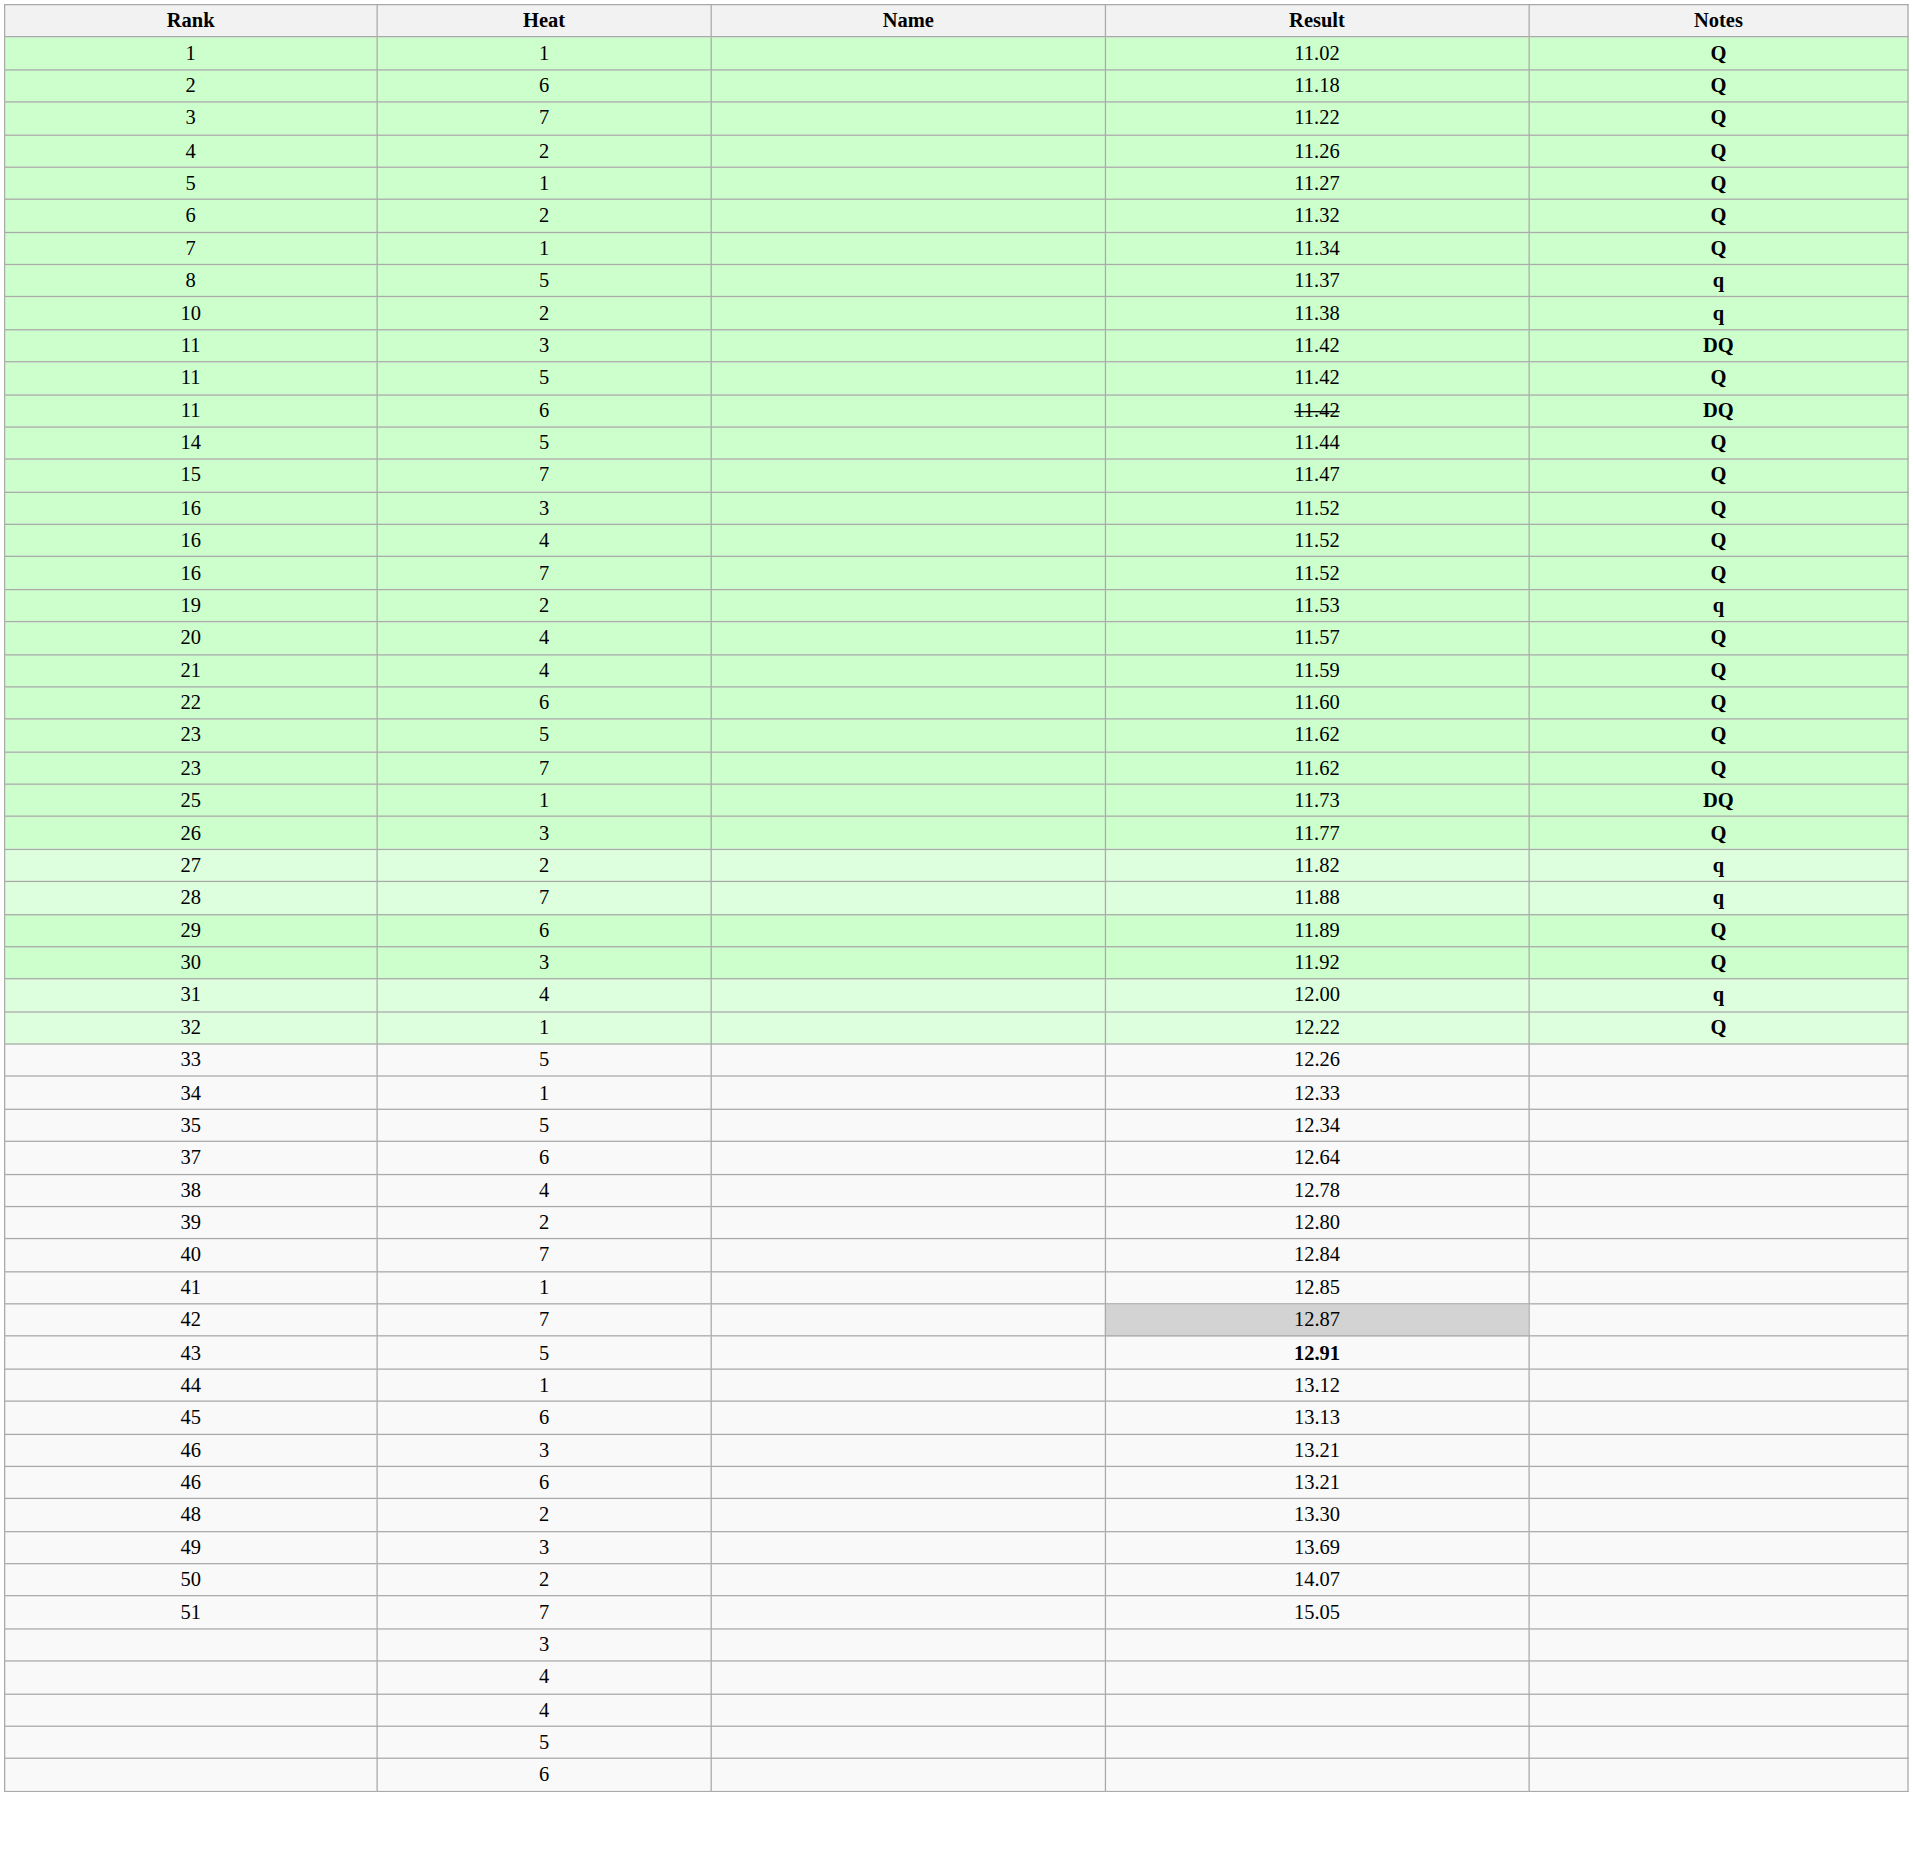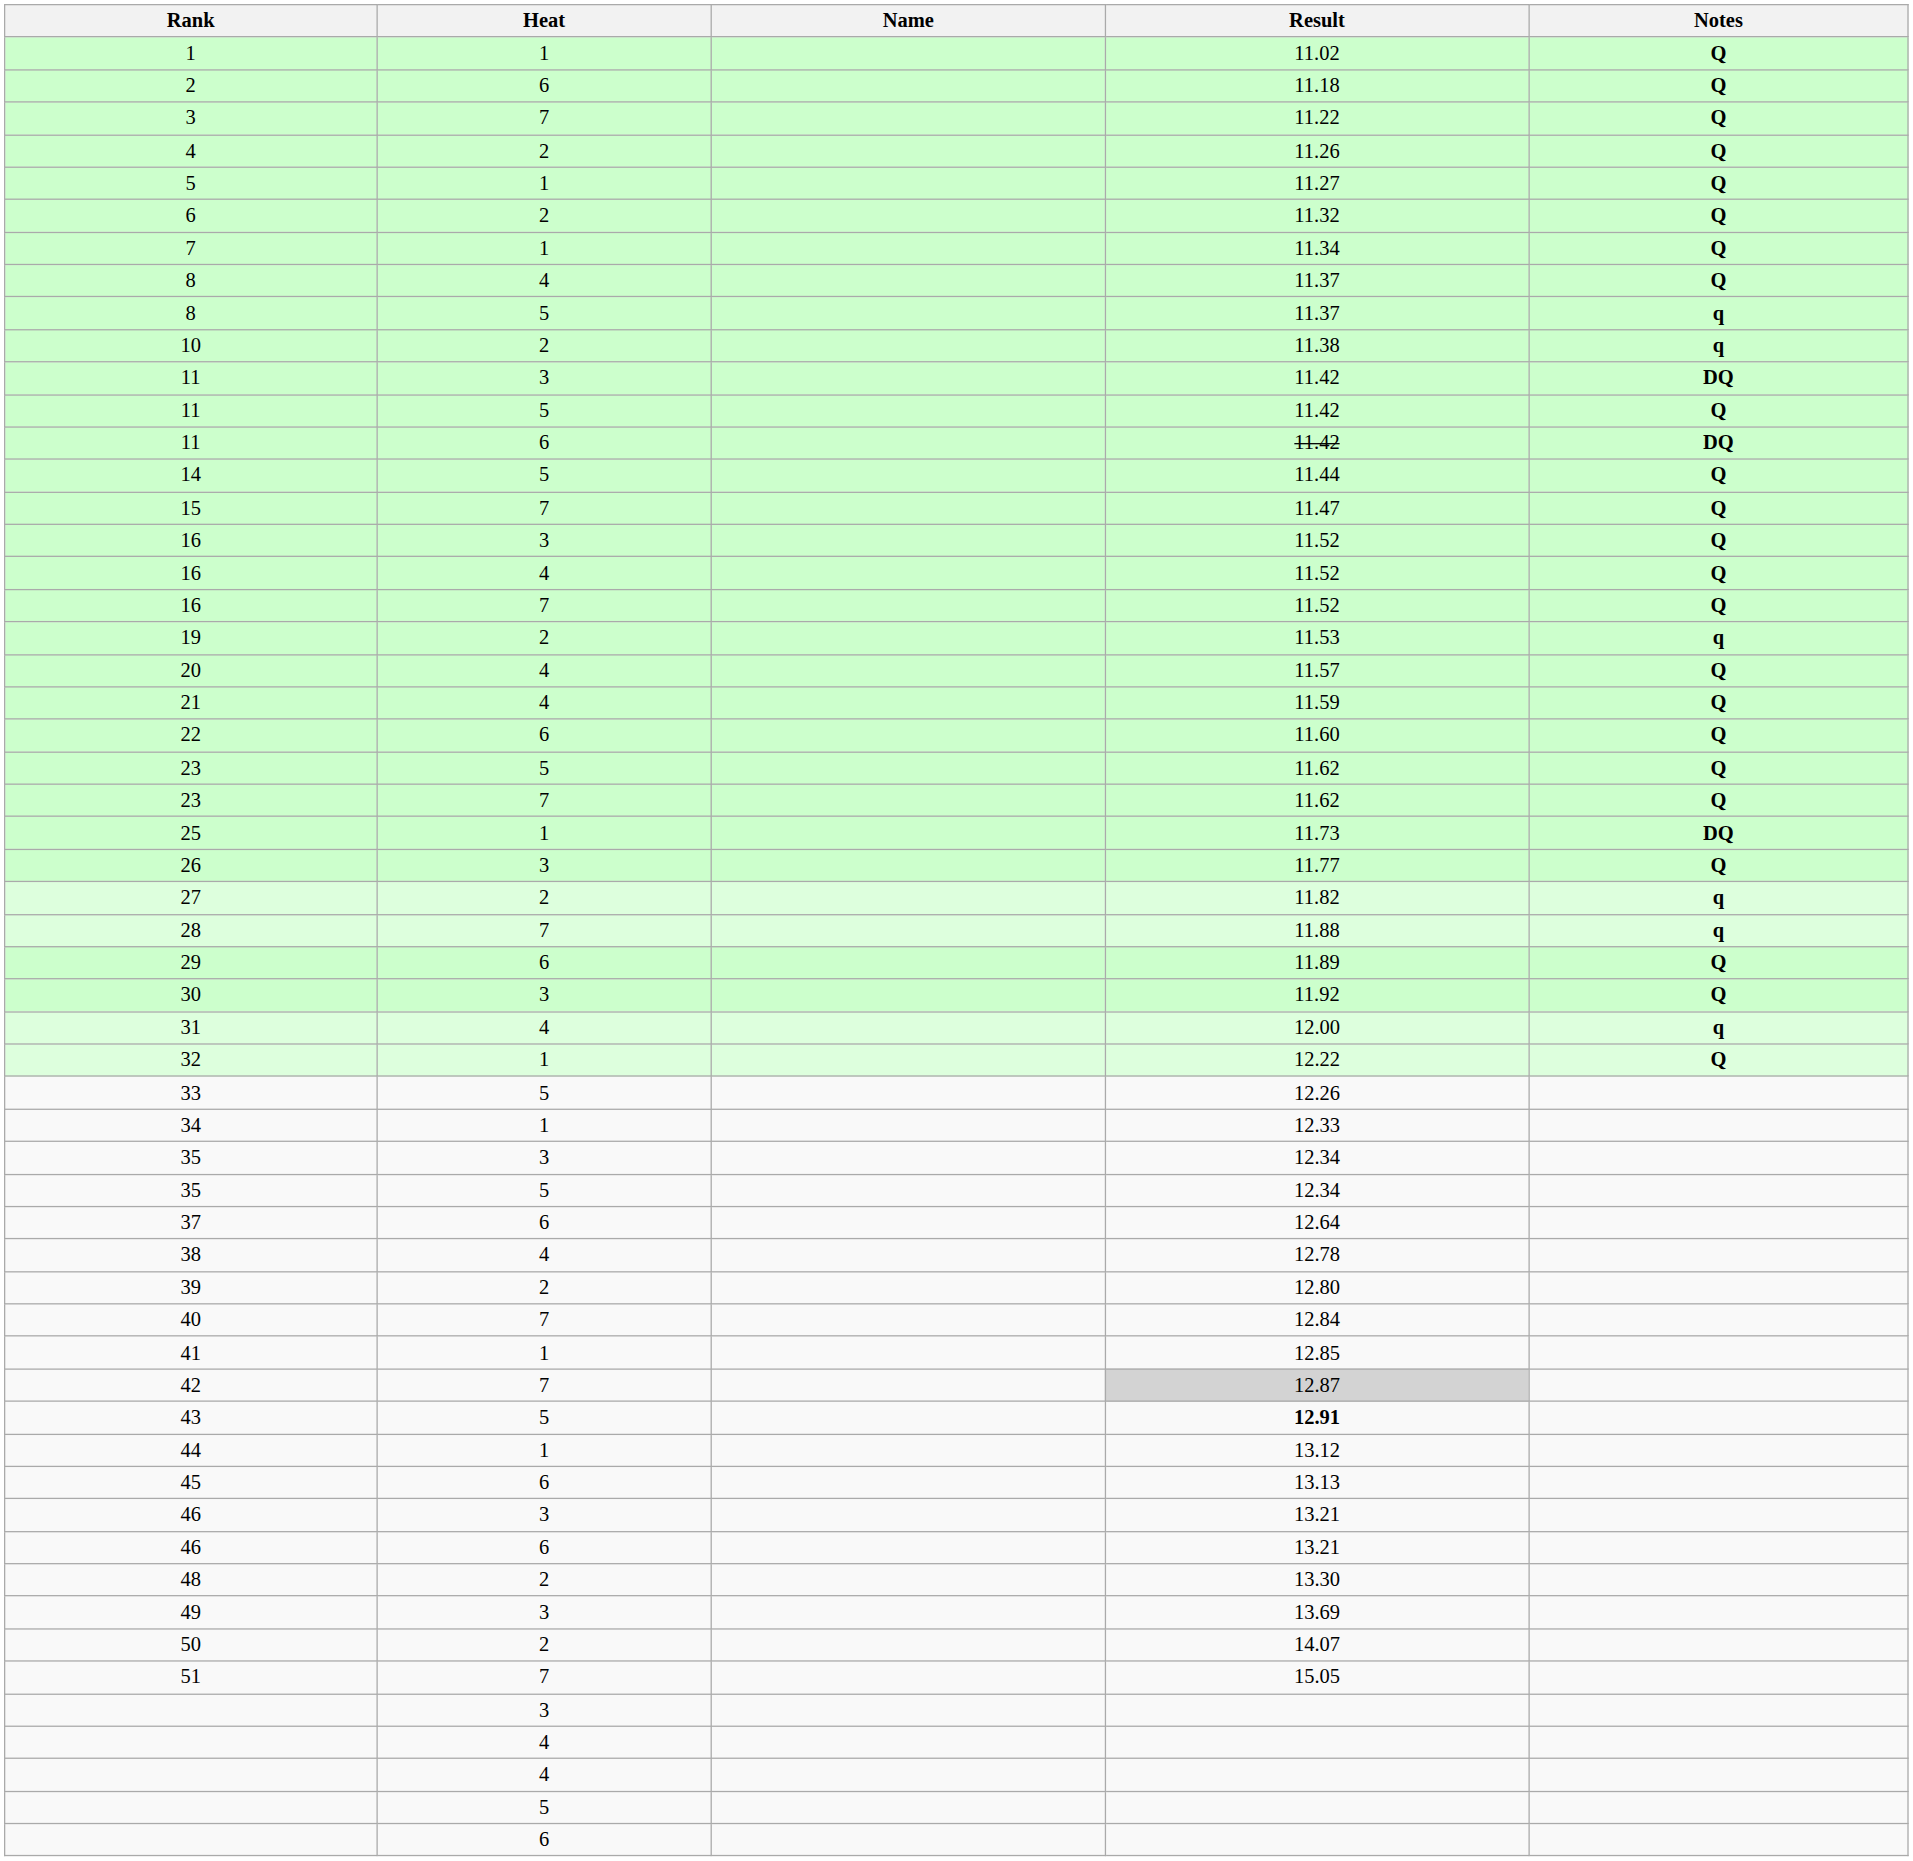+ row: (191, 280)
+ row: (191, 1157)
